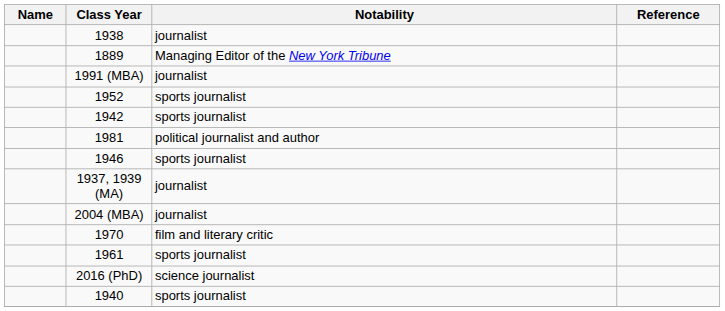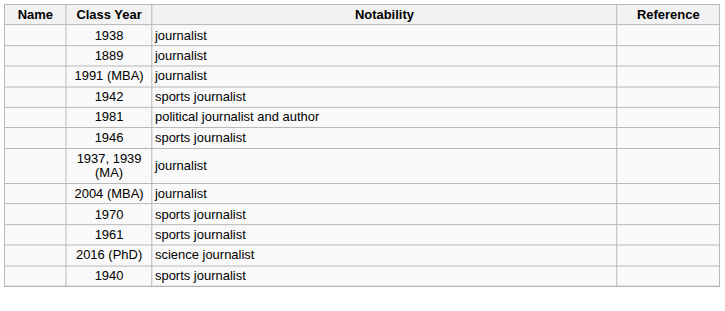(273, 55) Managing Editor of the New York Tribune -> (181, 55) journalist
- row: (109, 96)
(214, 234) film and literary critic -> (200, 214) sports journalist
